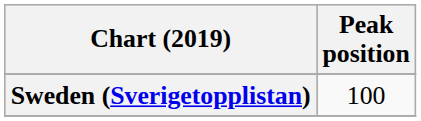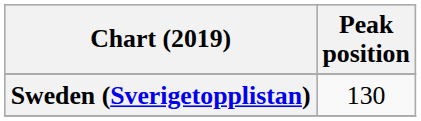(366, 94) 100 -> (366, 94) 130
